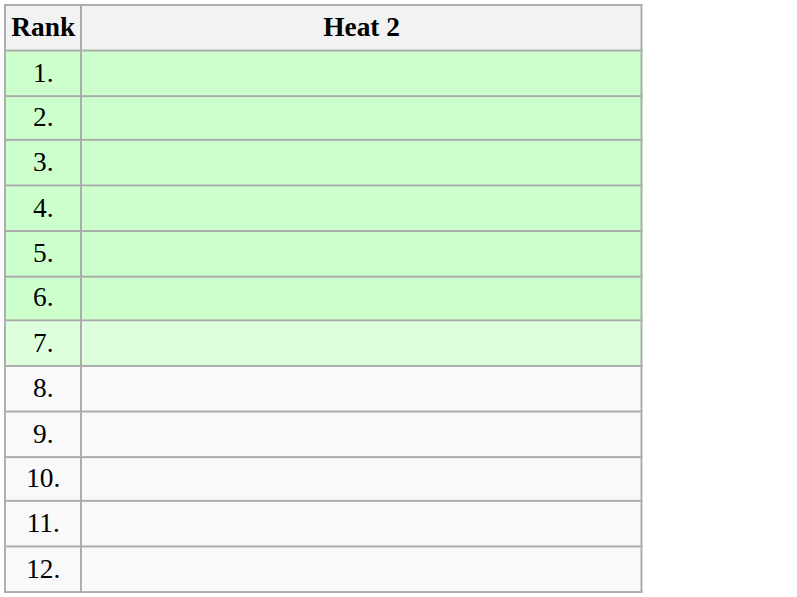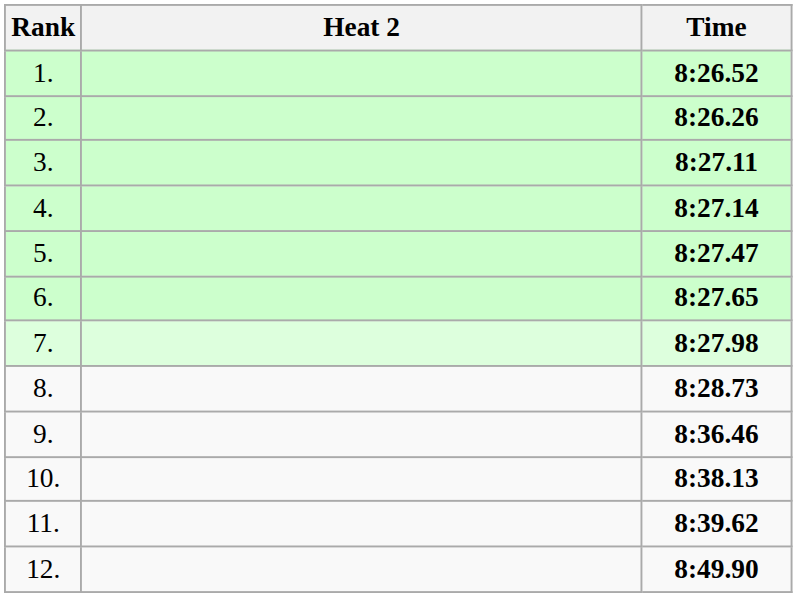+ column: (716, 27)
